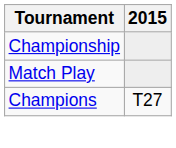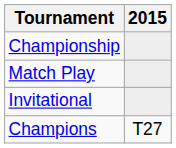+ row: (50, 101)
